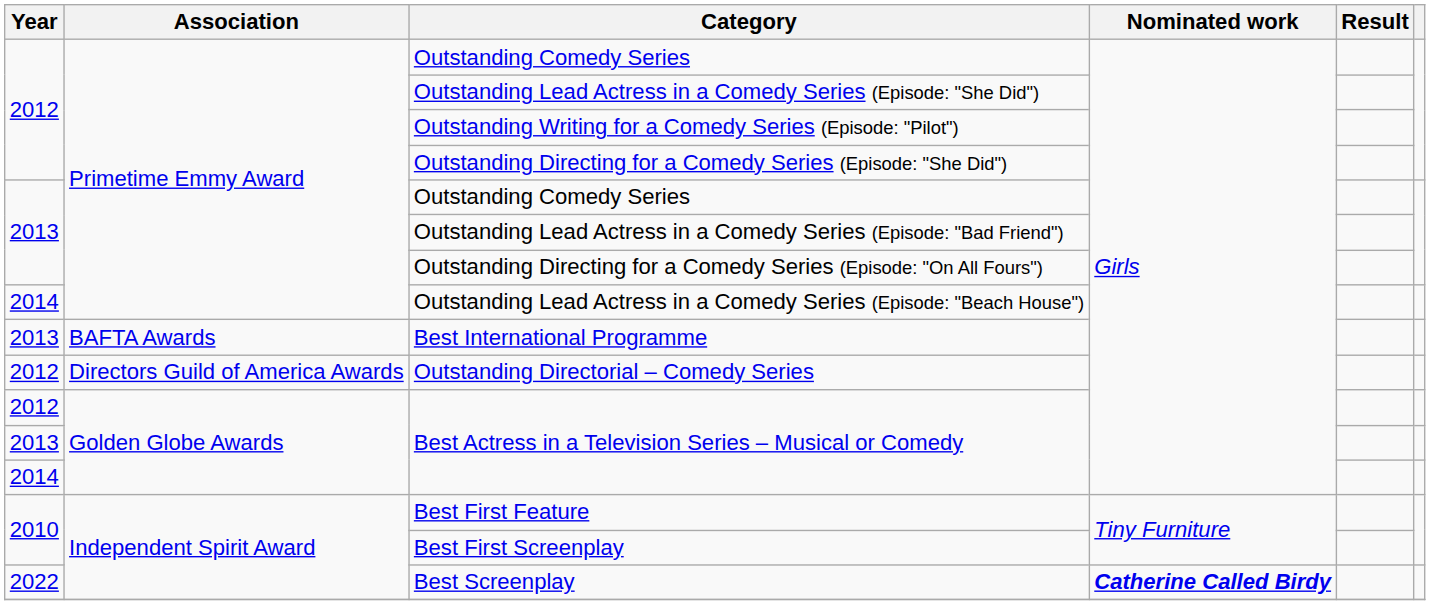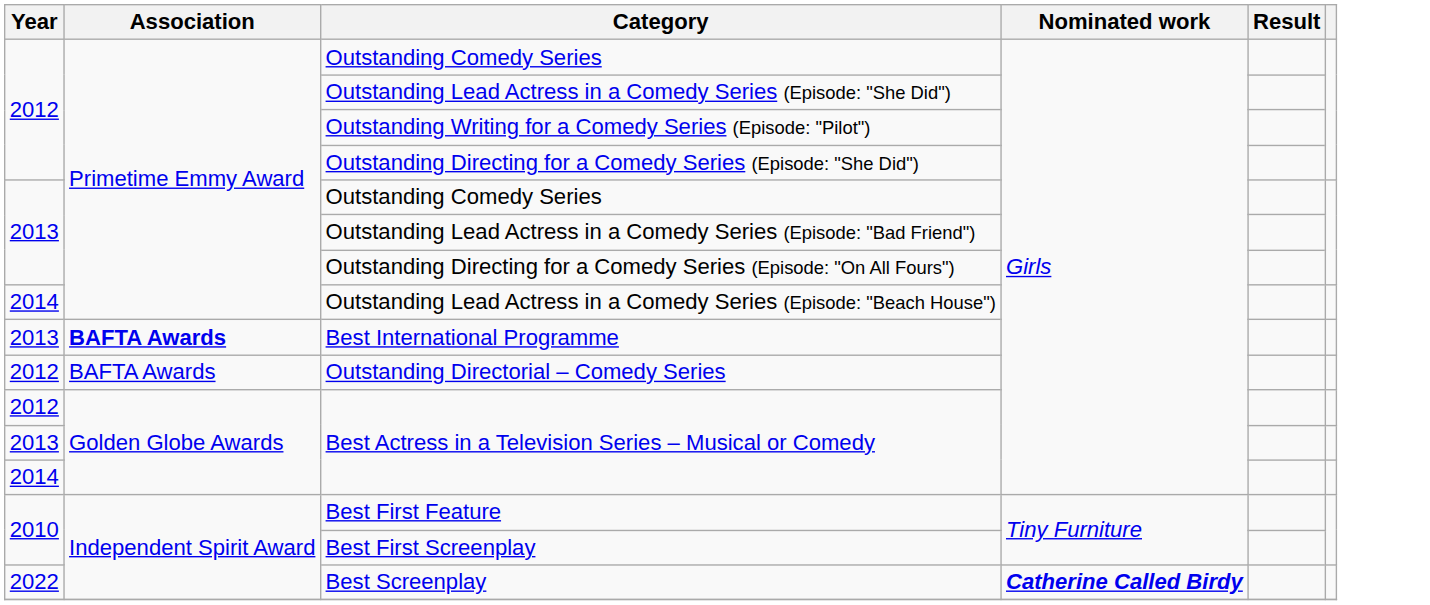(142, 337) normal -> (148, 337) bold
(236, 372) Directors Guild of America Awards -> (142, 372) BAFTA Awards
